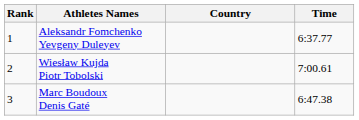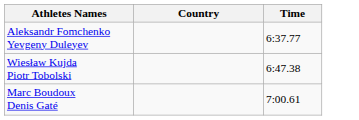- column: (20, 13)
(315, 68) 7:00.61 -> (283, 68) 6:47.38
(315, 99) 6:47.38 -> (283, 99) 7:00.61
